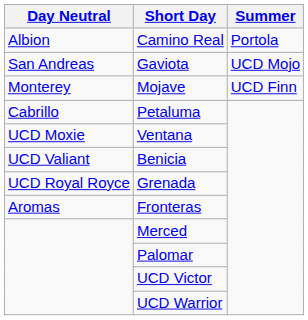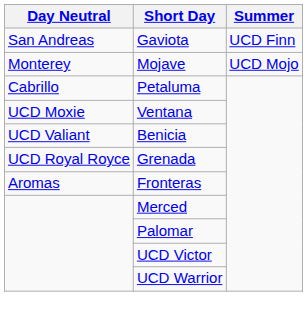- row: (180, 40)
(265, 64) UCD Mojo -> (262, 40) UCD Finn
(264, 87) UCD Finn -> (264, 64) UCD Mojo
